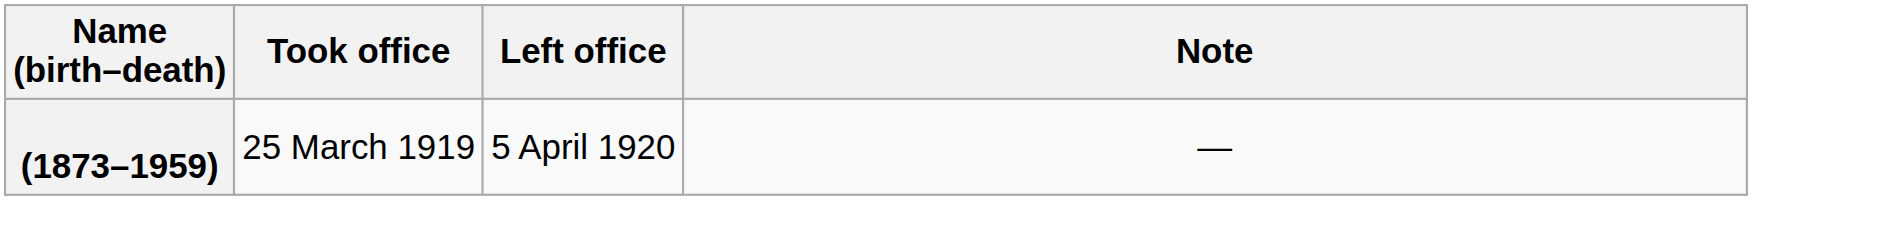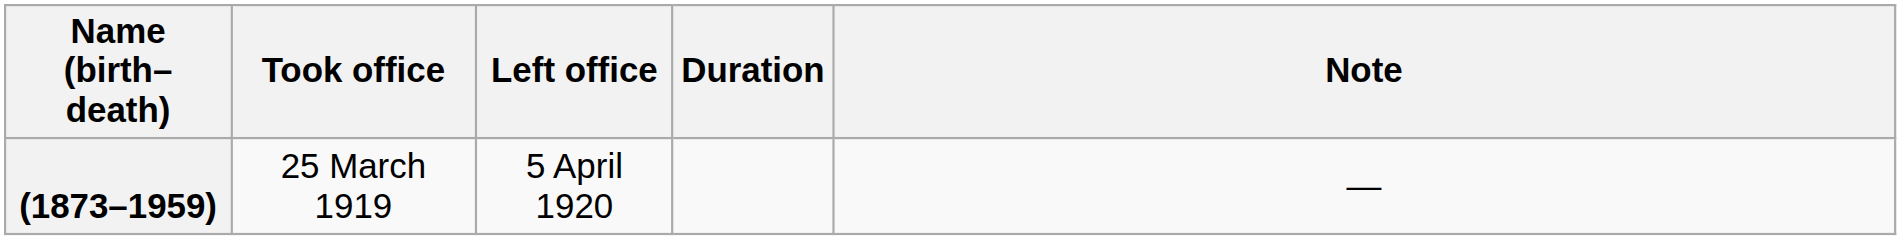+ column: (753, 71)
